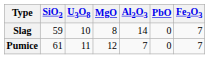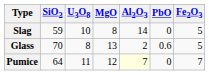(200, 30) 7 -> (200, 30) 5
+ row: (22, 46)
(58, 46) 61 -> (58, 62) 64
(145, 46) no background -> (145, 62) lightyellow background
